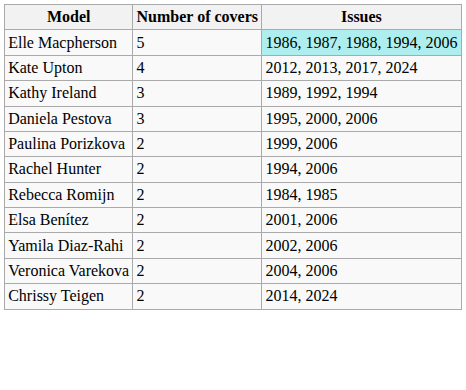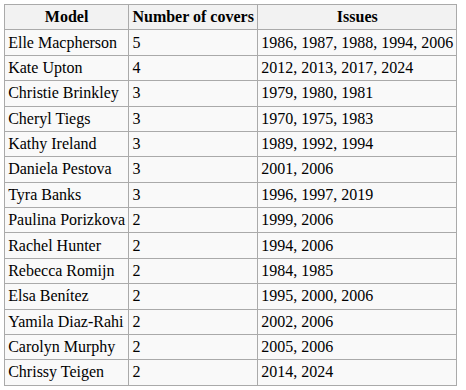(361, 42) paleturquoise background -> (357, 42) no background
+ row: (64, 93)
+ row: (49, 118)
(321, 118) 1995, 2000, 2006 -> (297, 169) 2001, 2006
+ row: (45, 194)
(301, 220) 2001, 2006 -> (317, 296) 1995, 2000, 2006
- row: (69, 270)
+ row: (62, 347)
